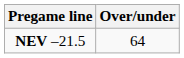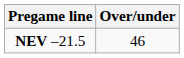(138, 40) 64 -> (138, 40) 46
